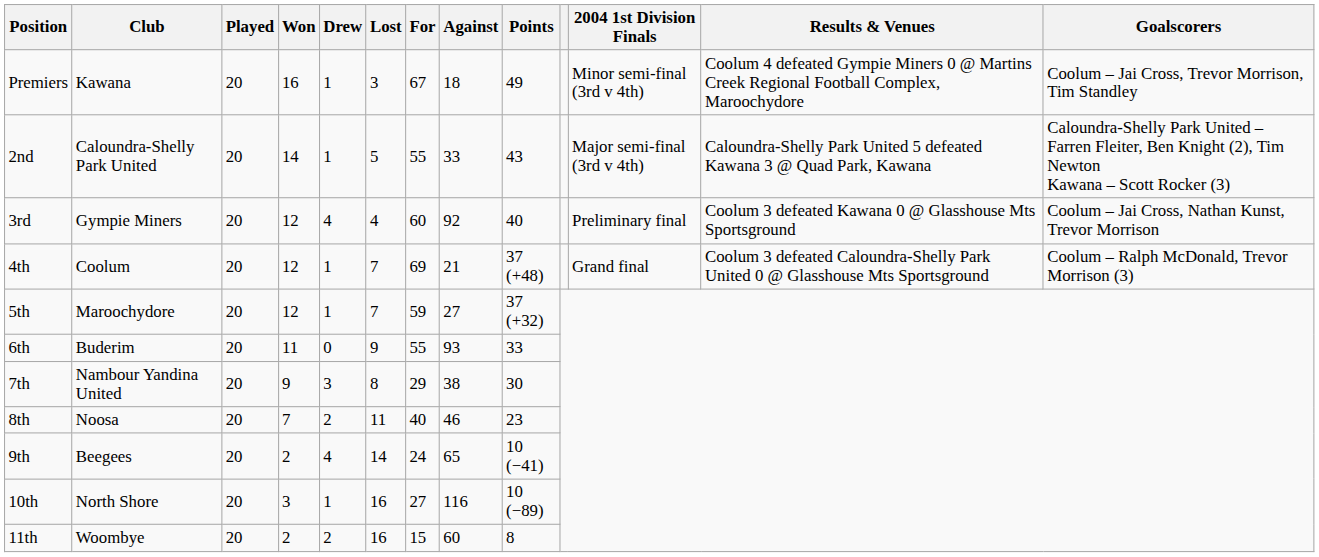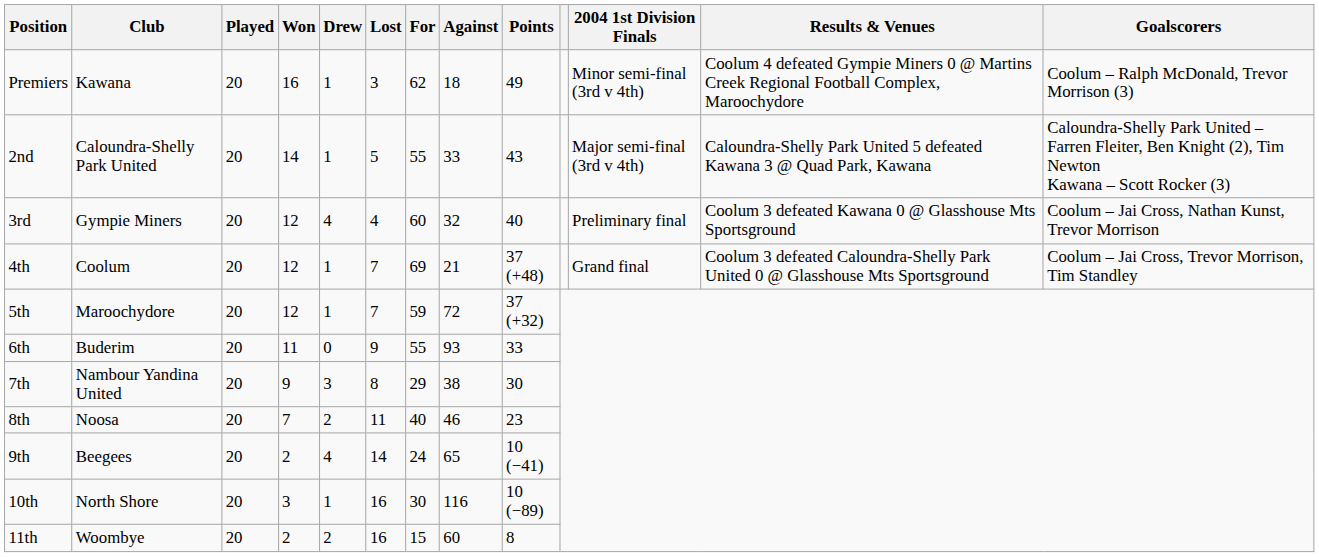(418, 82) 67 -> (418, 82) 62
(1175, 82) Coolum – Jai Cross, Trevor Morrison, Tim Standley -> (1167, 82) Coolum – Ralph McDonald, Trevor Morrison (3)
(452, 220) 92 -> (452, 220) 32
(1167, 266) Coolum – Ralph McDonald, Trevor Morrison (3) -> (1175, 266) Coolum – Jai Cross, Trevor Morrison, Tim Standley
(452, 311) 27 -> (452, 311) 72
(418, 501) 27 -> (418, 501) 30
